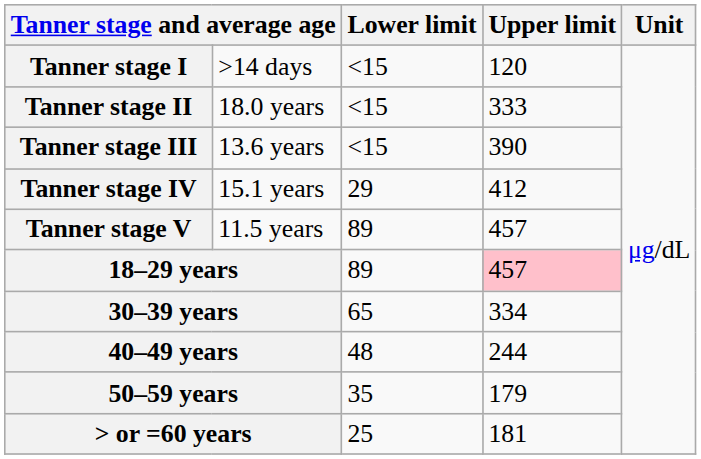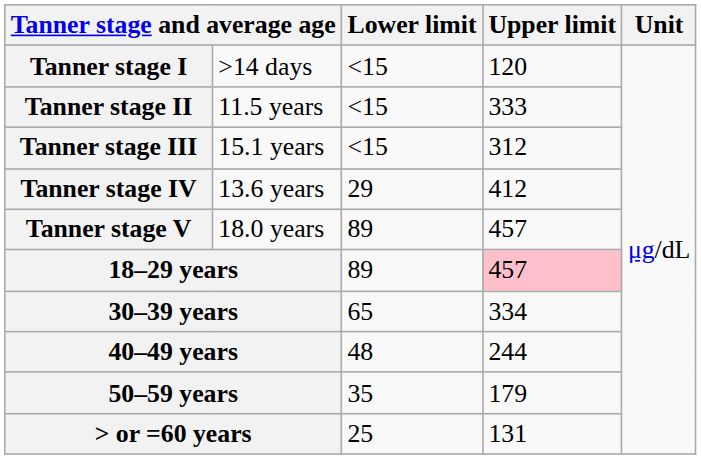(271, 106) 18.0 years -> (271, 106) 11.5 years
(271, 147) 13.6 years -> (271, 147) 15.1 years
(508, 147) 390 -> (508, 147) 312
(271, 188) 15.1 years -> (271, 188) 13.6 years
(271, 229) 11.5 years -> (271, 229) 18.0 years
(508, 433) 181 -> (508, 433) 131
